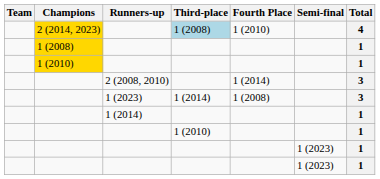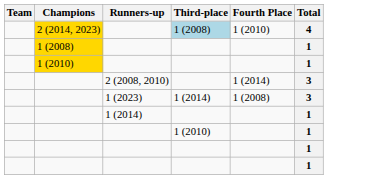- column: (321, 13)
